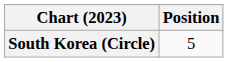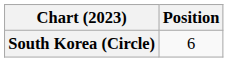(191, 43) 5 -> (191, 43) 6
